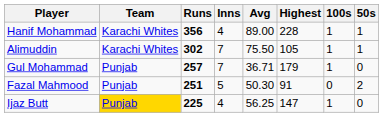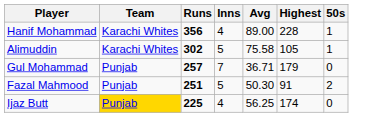- column: (339, 13)
(220, 49) 7 -> (220, 49) 5
(260, 49) 75.50 -> (260, 49) 75.58
(289, 103) 147 -> (289, 103) 174
